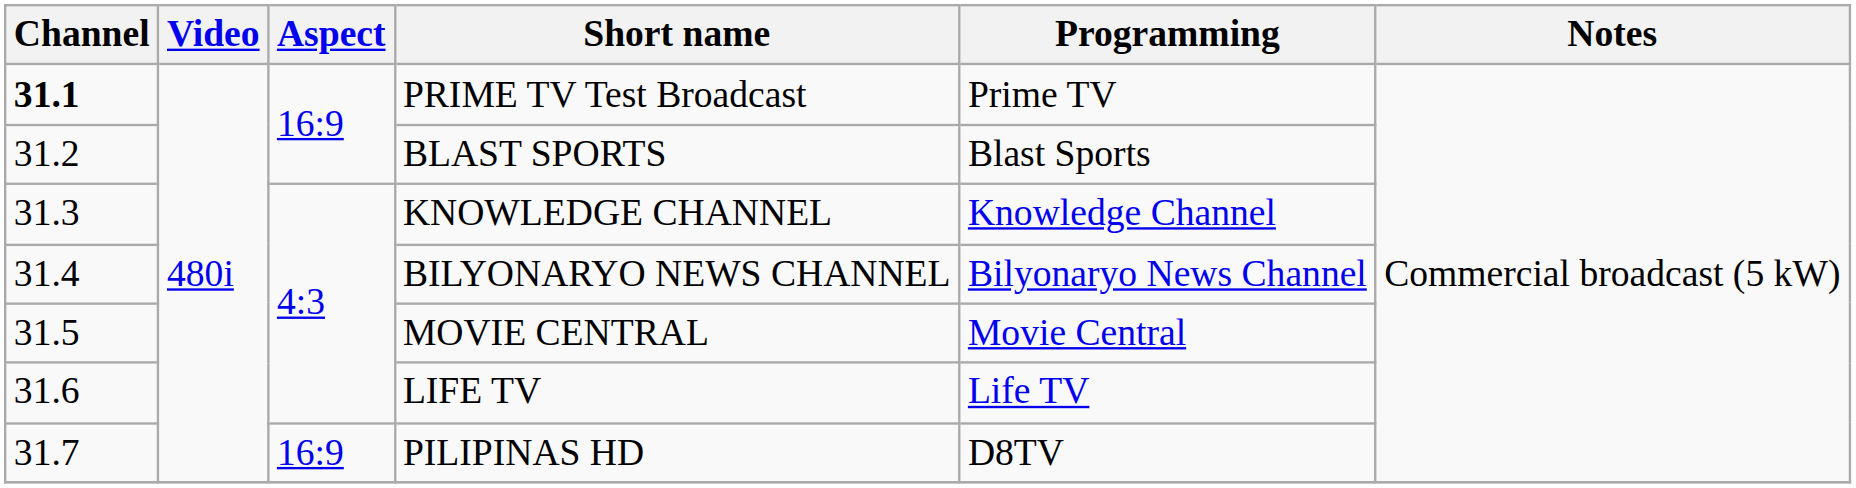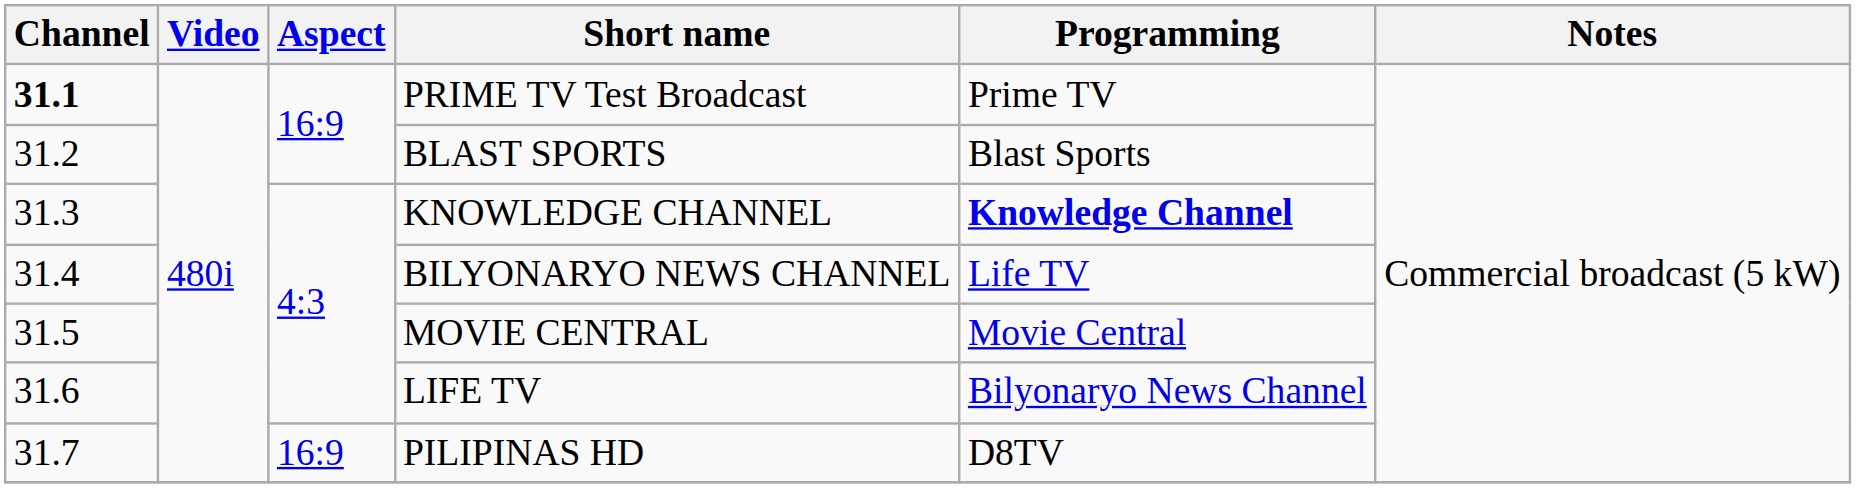(1122, 213) normal -> (1130, 213) bold
(1167, 272) Bilyonaryo News Channel -> (1029, 272) Life TV
(1029, 392) Life TV -> (1167, 392) Bilyonaryo News Channel
